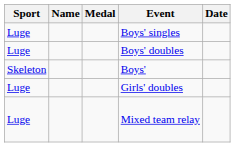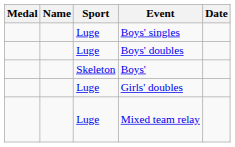columns swapped: (100, 13) <-> (27, 13)
